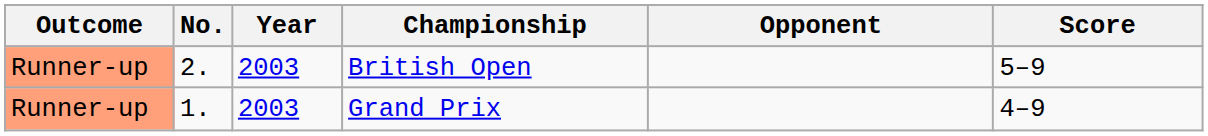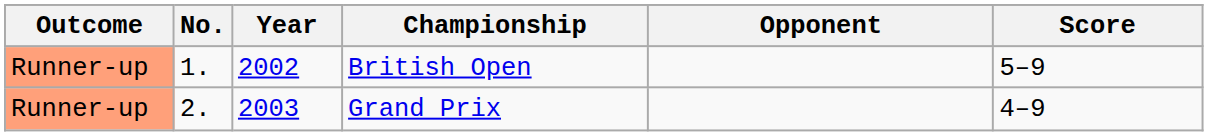(195, 67) 2. -> (195, 67) 1.
(269, 67) 2003 -> (269, 67) 2002
(195, 109) 1. -> (195, 109) 2.
